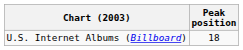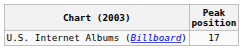(214, 38) 18 -> (214, 38) 17
